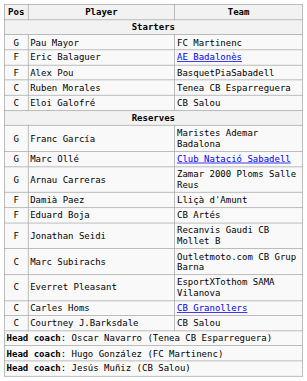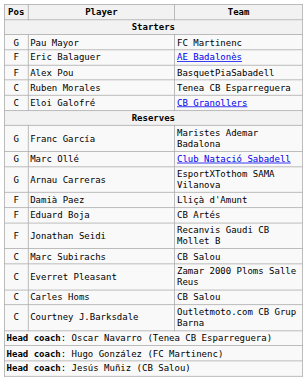(199, 102) CB Salou -> (212, 102) CB Granollers
(237, 179) Zamar 2000 Ploms Salle Reus -> (226, 179) EsportXTothom SAMA Vilanova
(237, 261) Outletmoto.com CB Grup Barna -> (199, 256) CB Salou
(226, 287) EsportXTothom SAMA Vilanova -> (237, 276) Zamar 2000 Ploms Salle Reus
(212, 308) CB Granollers -> (199, 297) CB Salou
(199, 323) CB Salou -> (237, 317) Outletmoto.com CB Grup Barna
